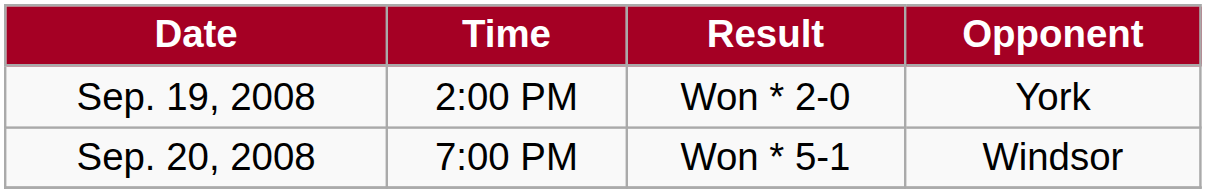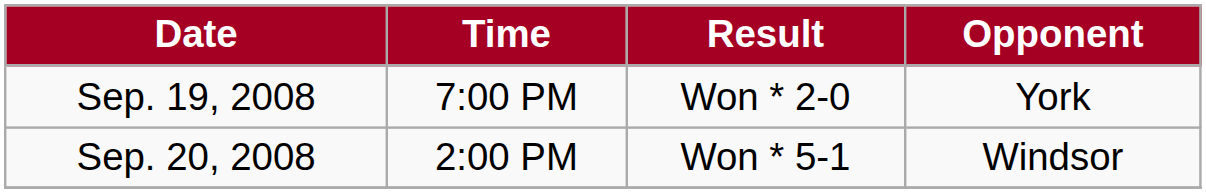(506, 95) 2:00 PM -> (506, 95) 7:00 PM
(506, 156) 7:00 PM -> (506, 156) 2:00 PM
